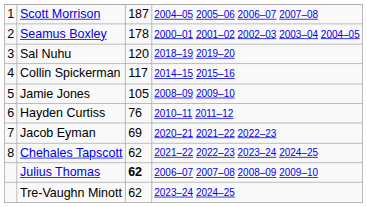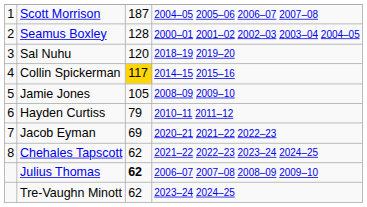(139, 34) 178 -> (139, 34) 128
(138, 73) no background -> (138, 73) gold background
(135, 113) 76 -> (135, 113) 79
